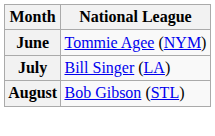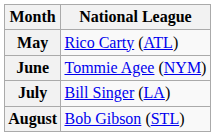+ row: (33, 42)
